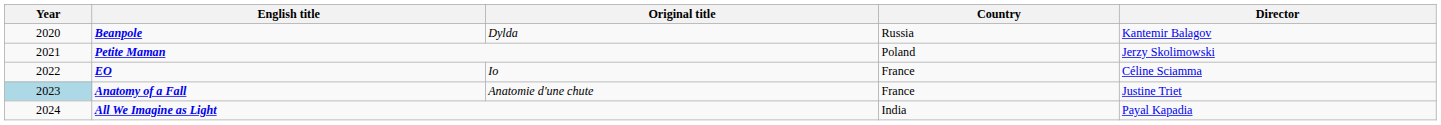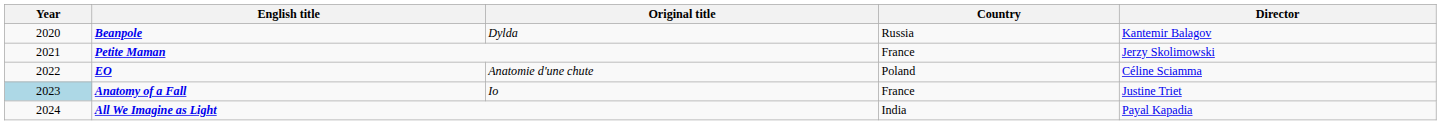(898, 52) Poland -> (898, 52) France
(493, 71) Io -> (541, 71) Anatomie d'une chute
(898, 71) France -> (898, 71) Poland
(541, 91) Anatomie d'une chute -> (493, 91) Io
